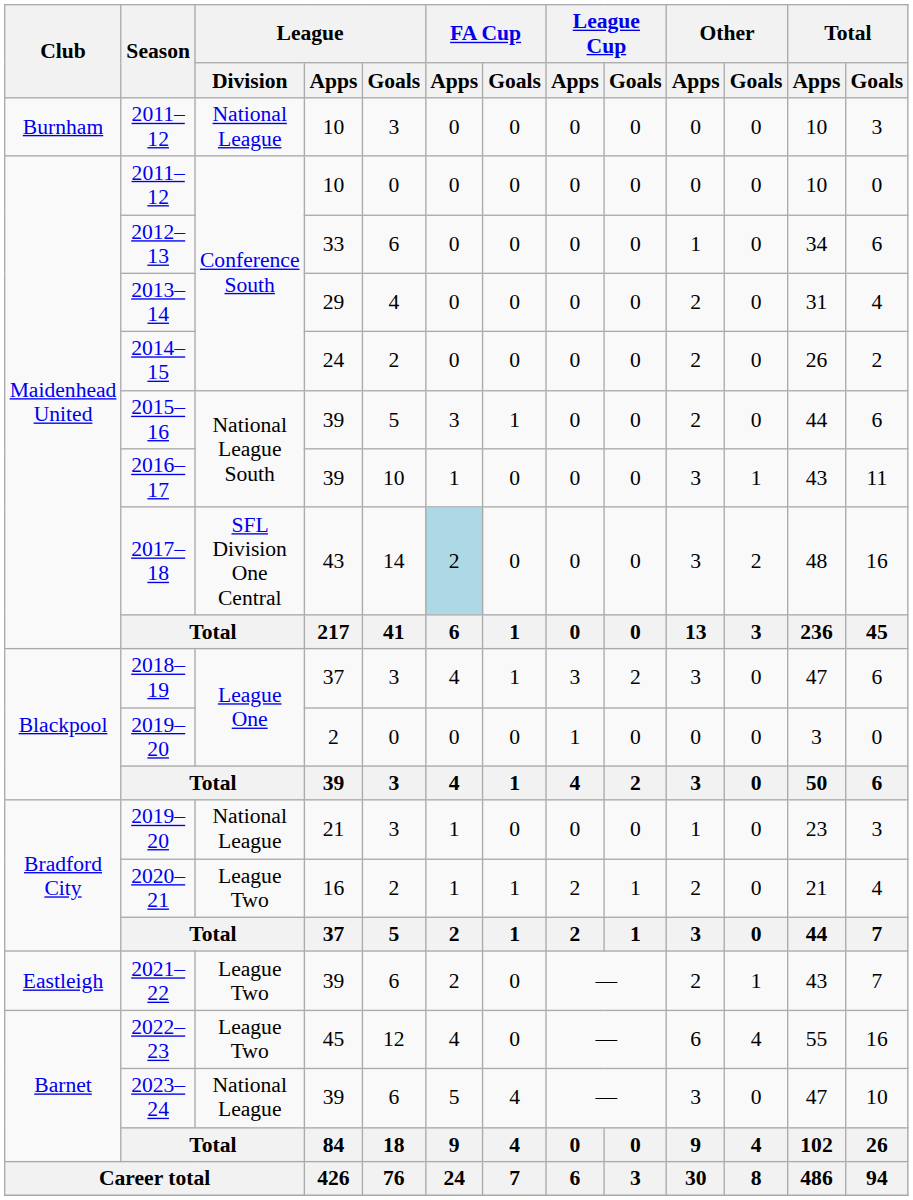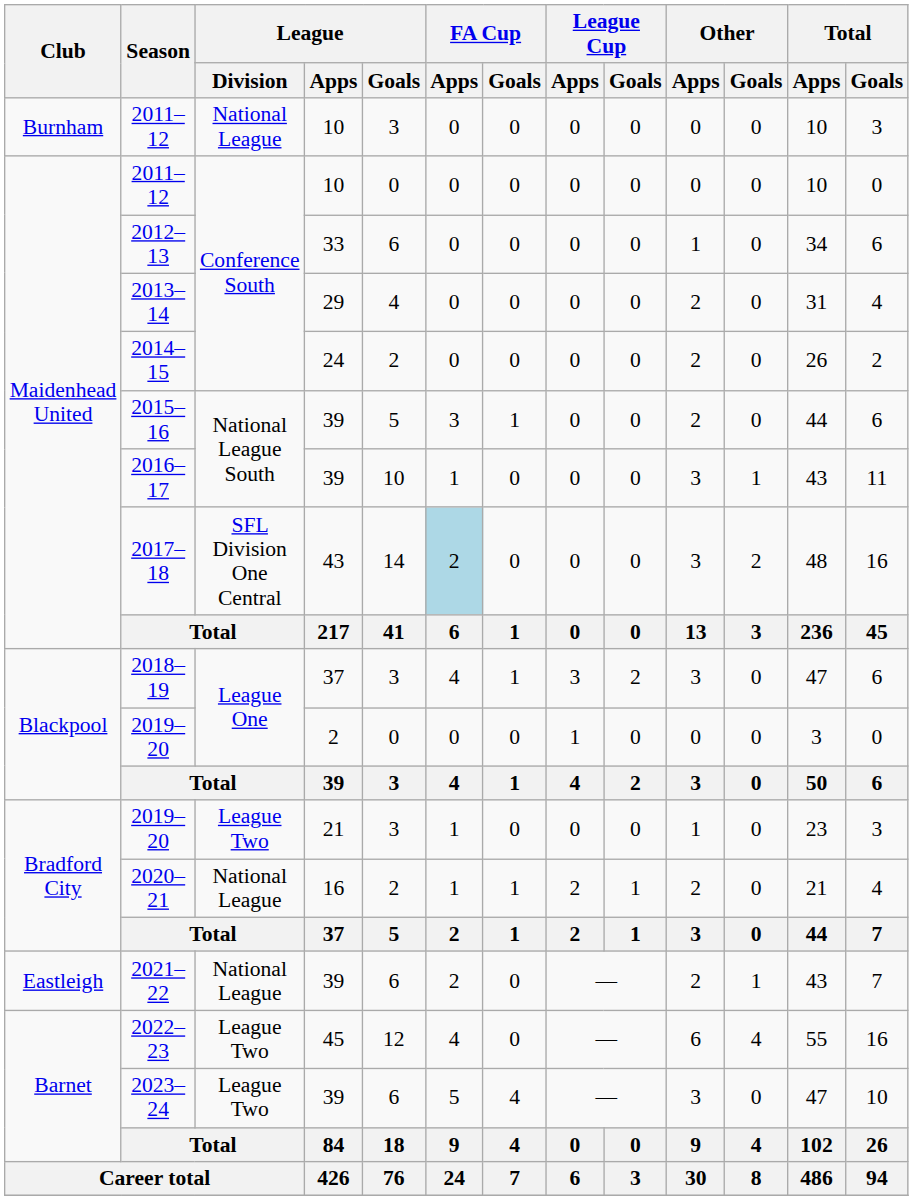(250, 829) National League -> (250, 829) League Two
(250, 887) League Two -> (250, 887) National League
(250, 980) League Two -> (250, 980) National League
(250, 1097) National League -> (250, 1097) League Two
